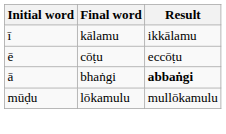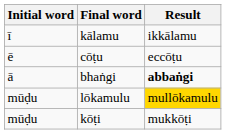(183, 98) no background -> (183, 98) gold background
+ row: (90, 118)
